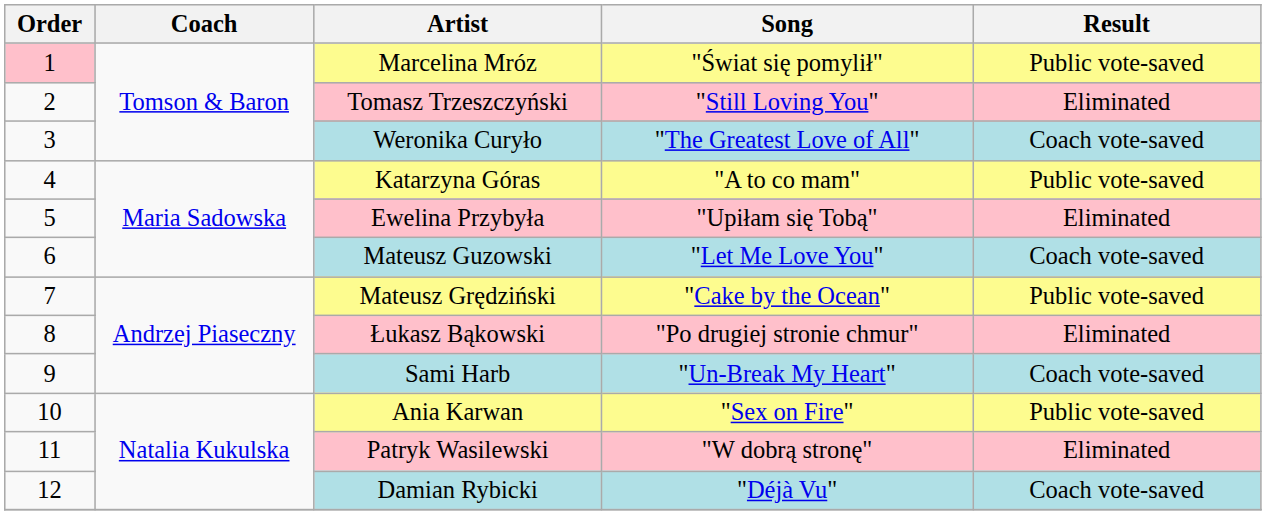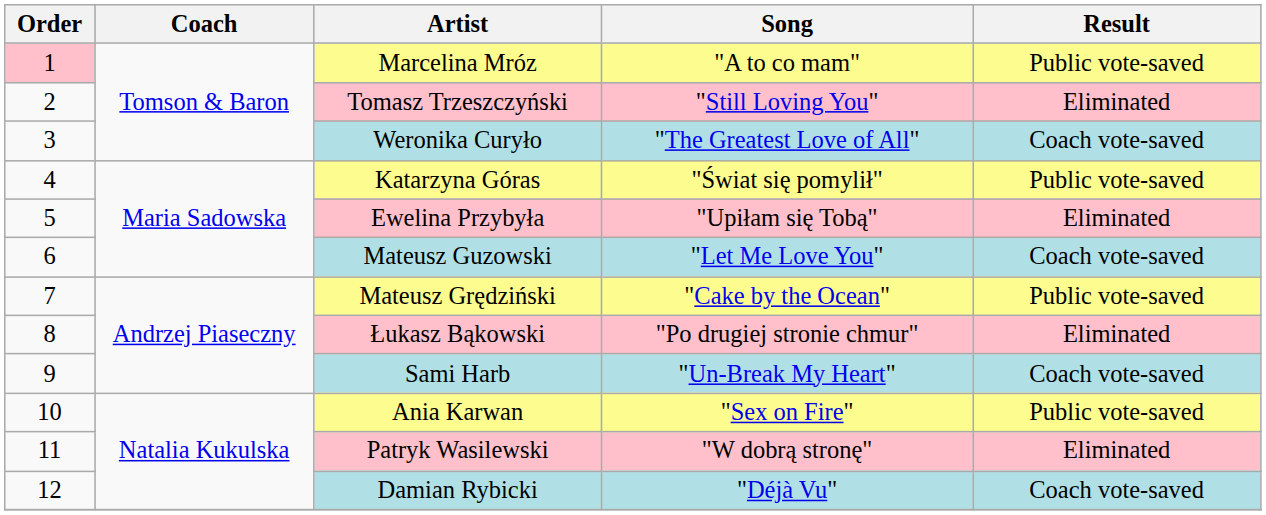(787, 62) "Świat się pomylił" -> (787, 62) "A to co mam"
(787, 179) "A to co mam" -> (787, 179) "Świat się pomylił"
